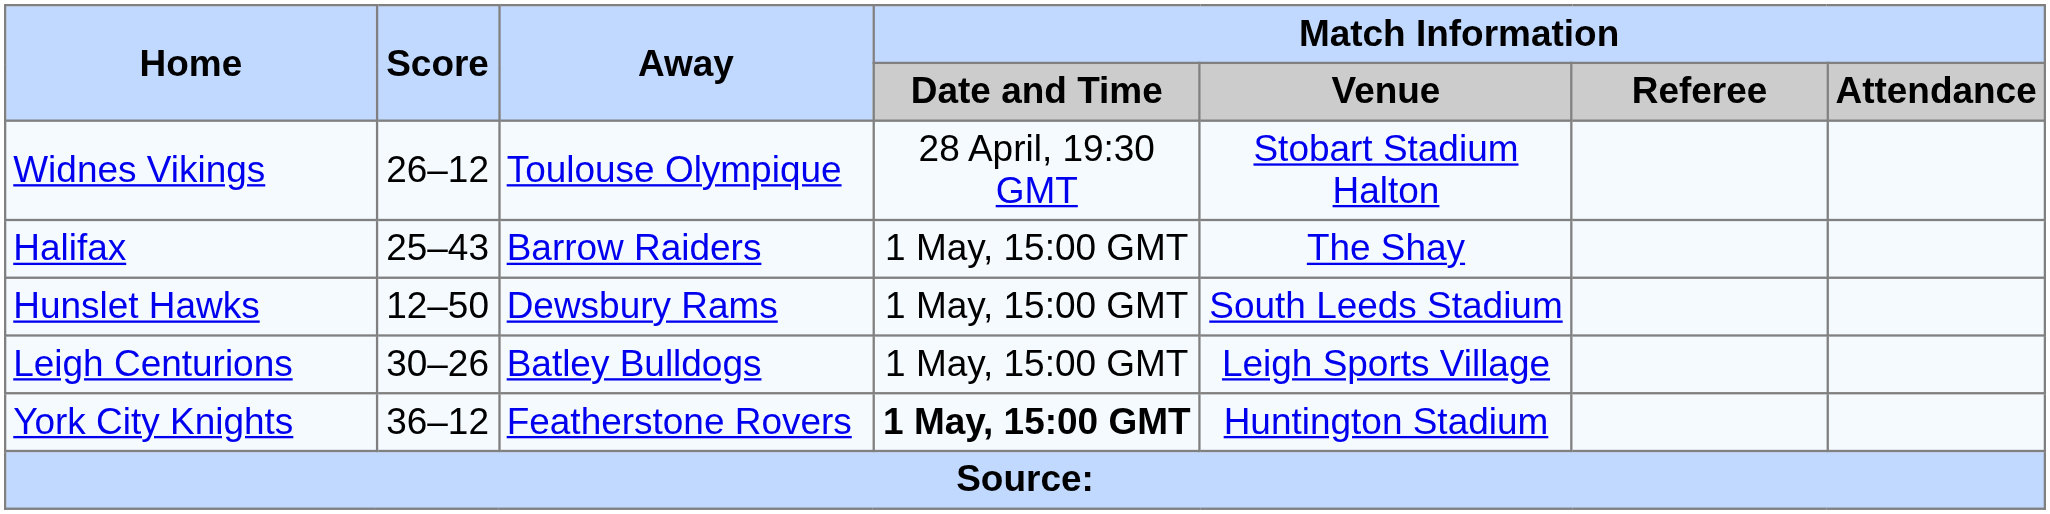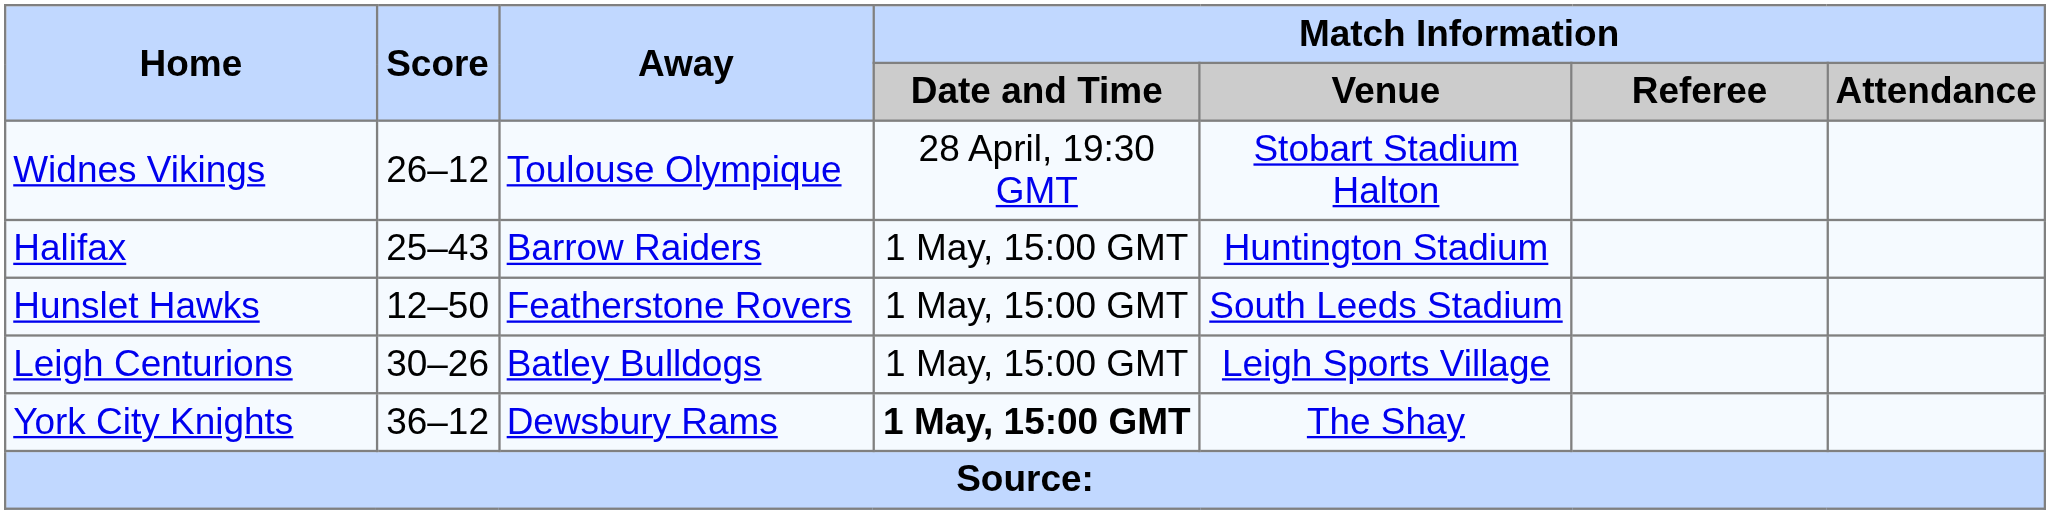(1386, 248) The Shay -> (1386, 248) Huntington Stadium
(642, 305) Dewsbury Rams -> (679, 305) Featherstone Rovers
(679, 421) Featherstone Rovers -> (642, 421) Dewsbury Rams
(1386, 421) Huntington Stadium -> (1386, 421) The Shay
